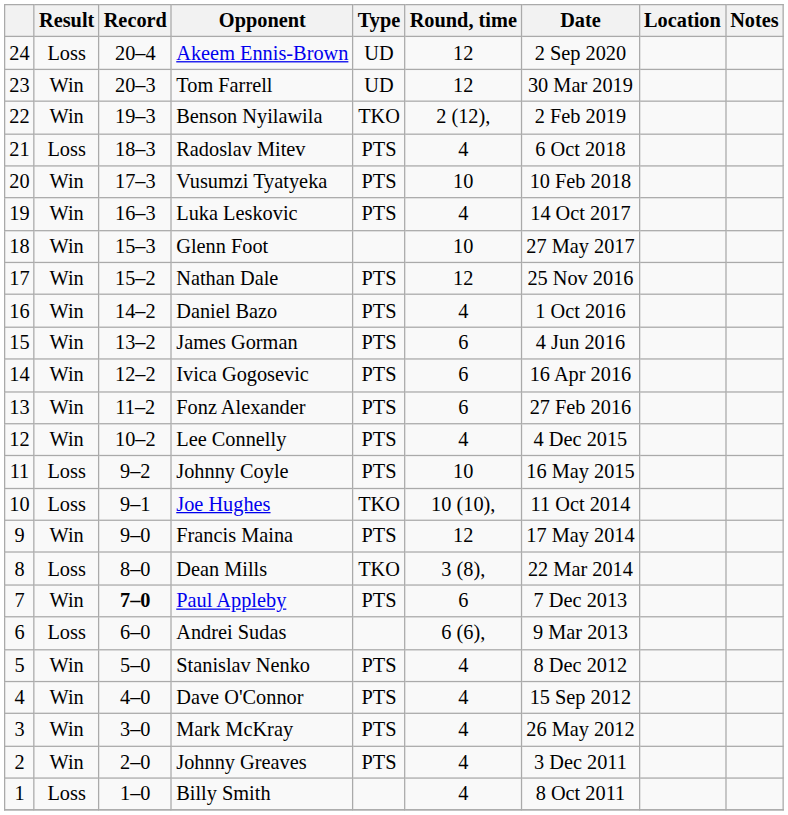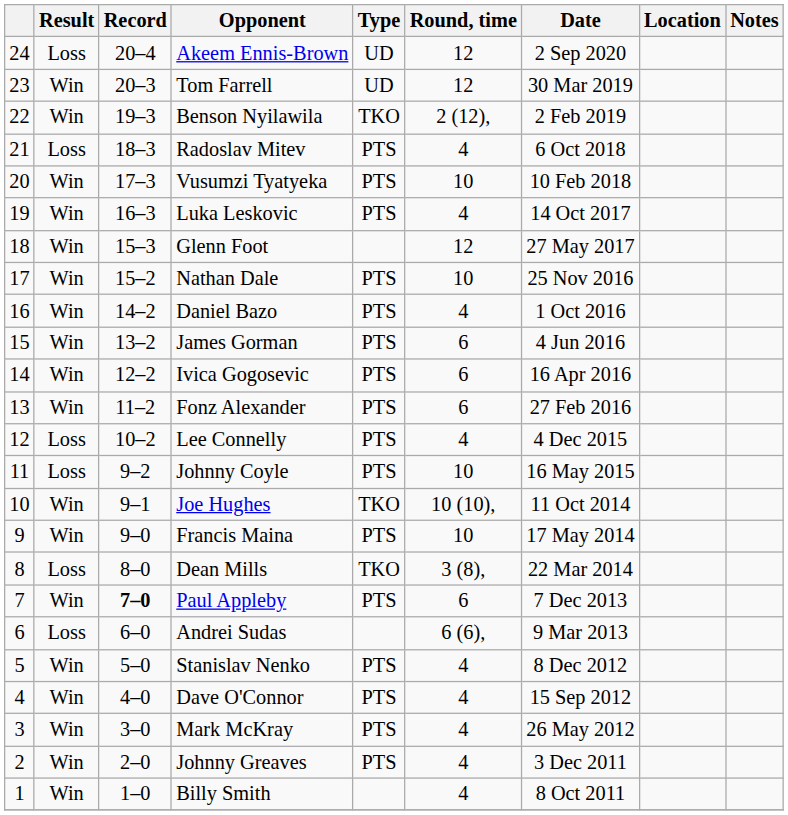(463, 246) 10 -> (463, 246) 12
(463, 278) 12 -> (463, 278) 10
(67, 439) Win -> (67, 439) Loss
(67, 504) Loss -> (67, 504) Win
(463, 536) 12 -> (463, 536) 10
(67, 794) Loss -> (67, 794) Win
